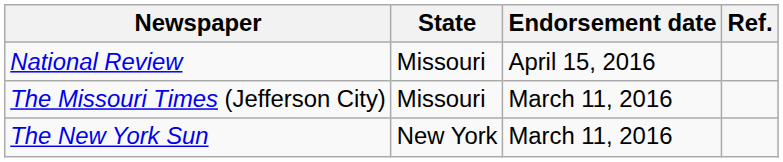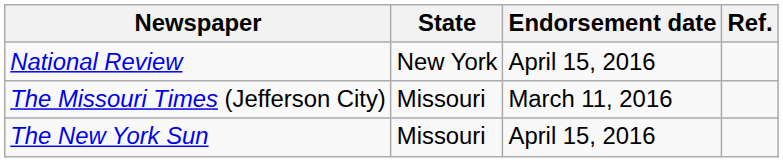(441, 61) Missouri -> (447, 61) New York
(447, 136) New York -> (441, 136) Missouri
(590, 136) March 11, 2016 -> (582, 136) April 15, 2016
